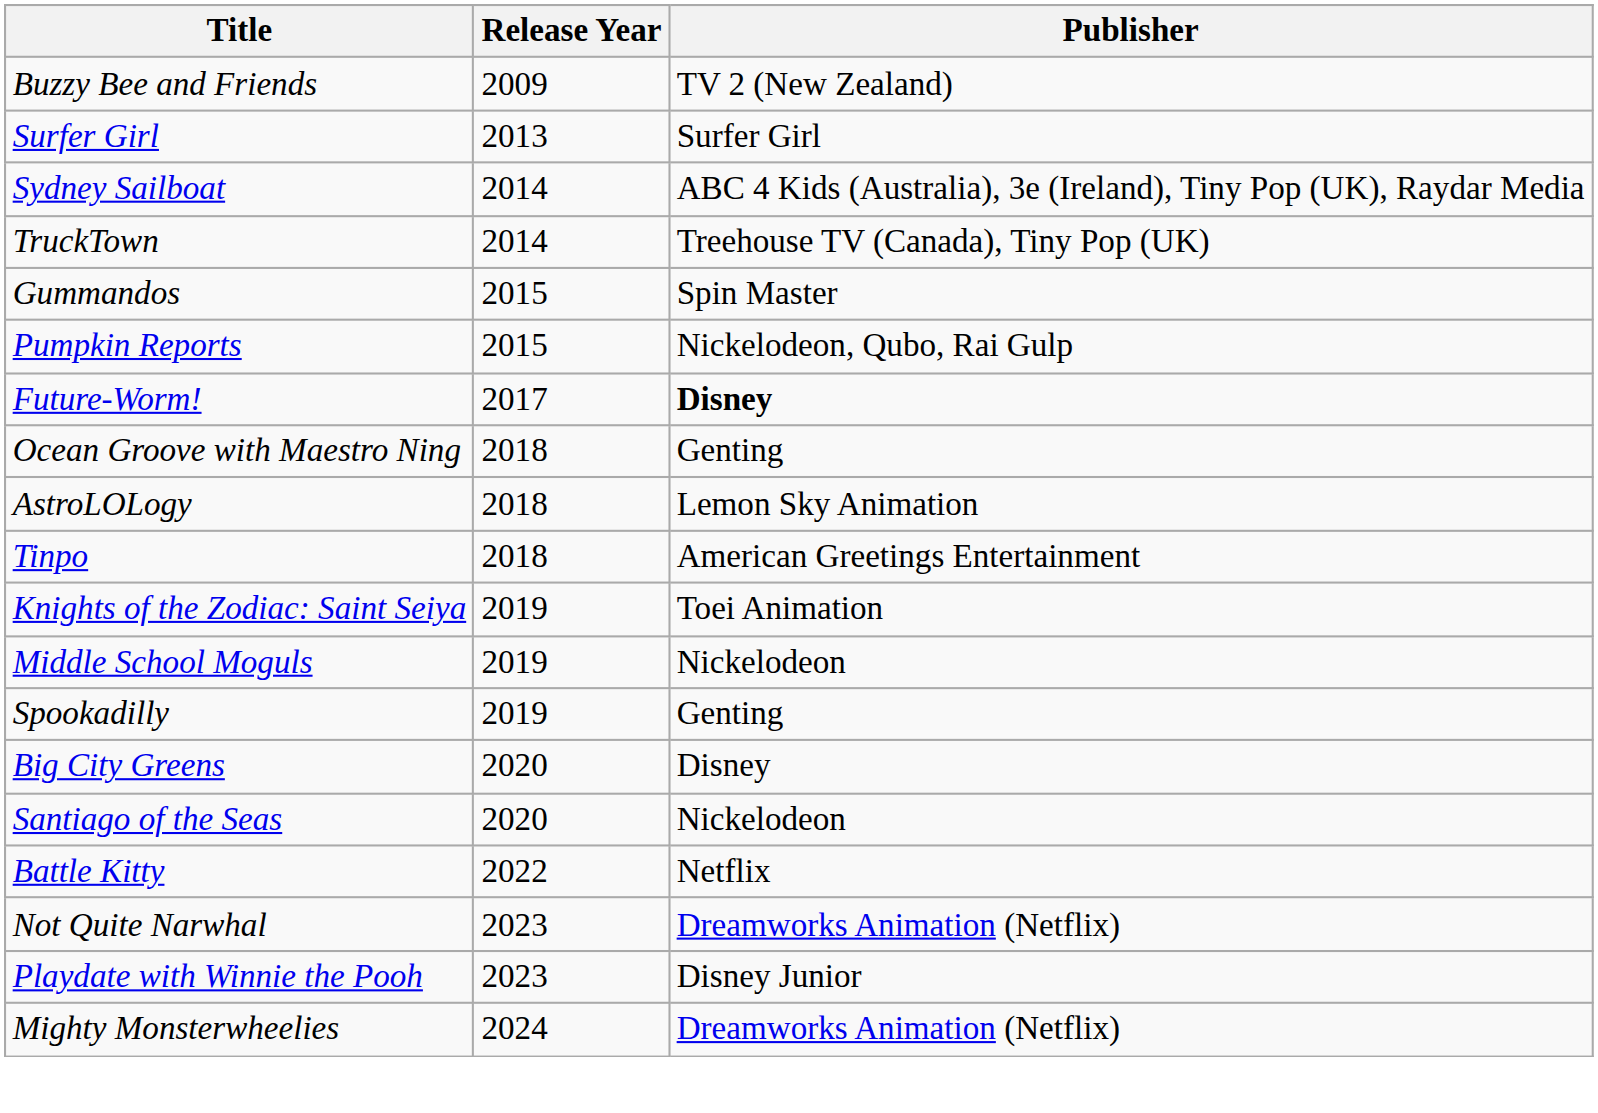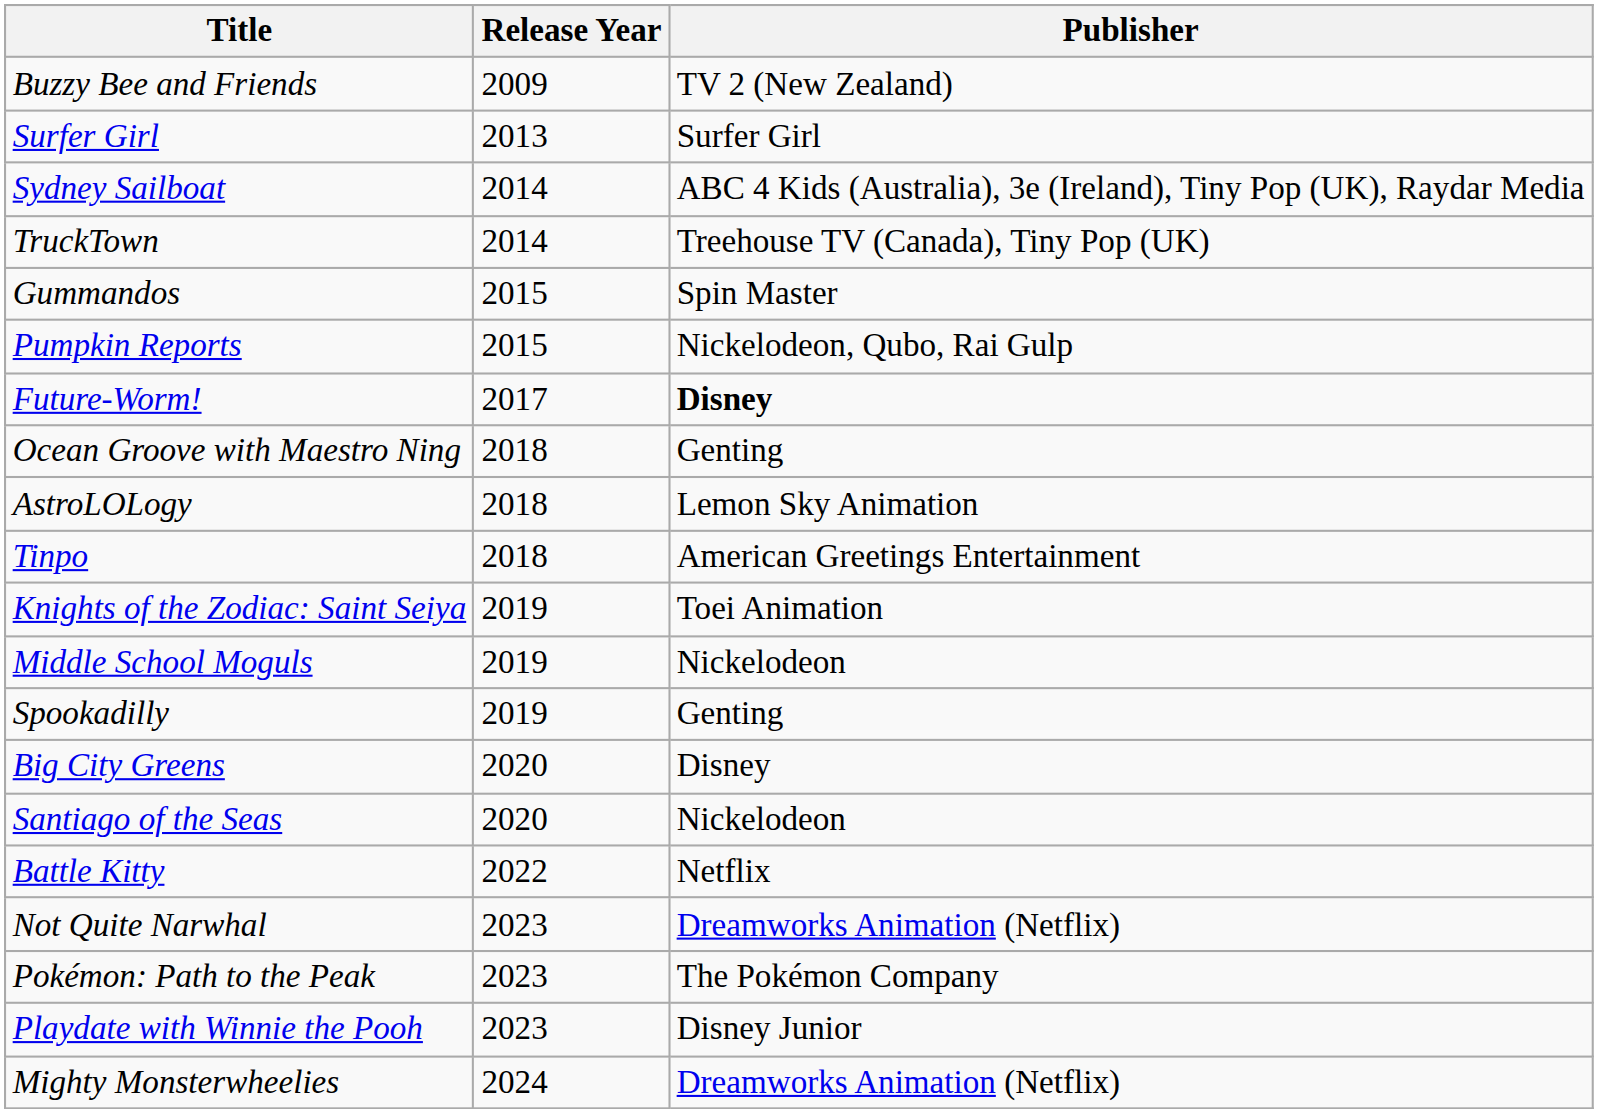+ row: (194, 976)
